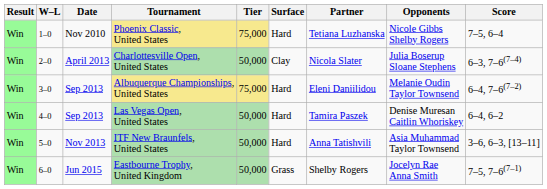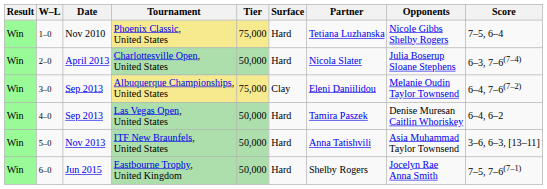(281, 61) Clay -> (281, 61) Hard
(281, 88) Hard -> (281, 88) Clay
(283, 170) Grass -> (281, 170) Hard
